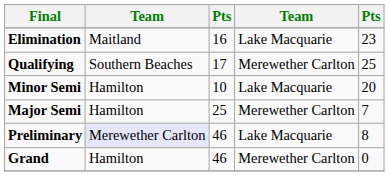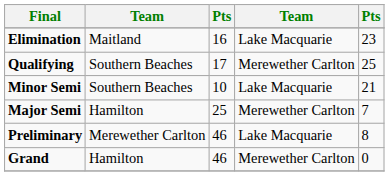(116, 87) Hamilton -> (141, 87) Southern Beaches
(369, 87) 20 -> (369, 87) 21
(147, 134) lavender background -> (147, 134) no background
